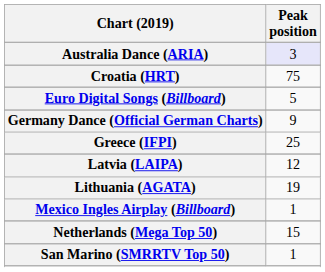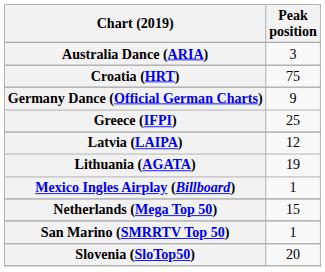(293, 53) lavender background -> (293, 53) no background
- row: (135, 98)
+ row: (135, 254)
